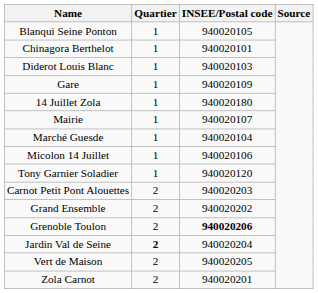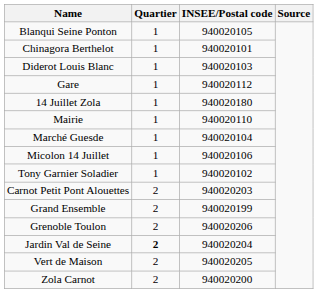(227, 84) 940020109 -> (227, 84) 940020112
(227, 119) 940020107 -> (227, 119) 940020110
(227, 173) 940020120 -> (227, 173) 940020102
(227, 208) 940020202 -> (227, 208) 940020199
(227, 226) bold -> (227, 226) normal
(227, 279) 940020201 -> (227, 279) 940020200
